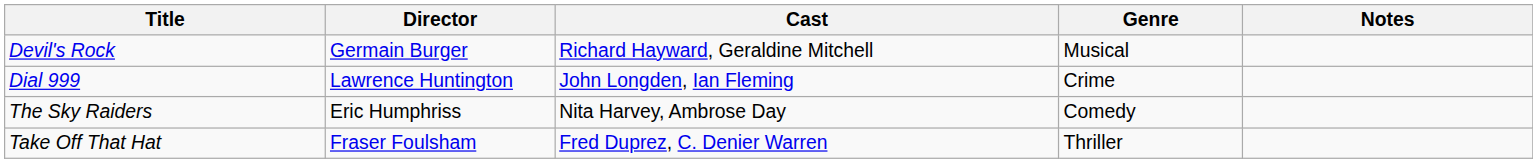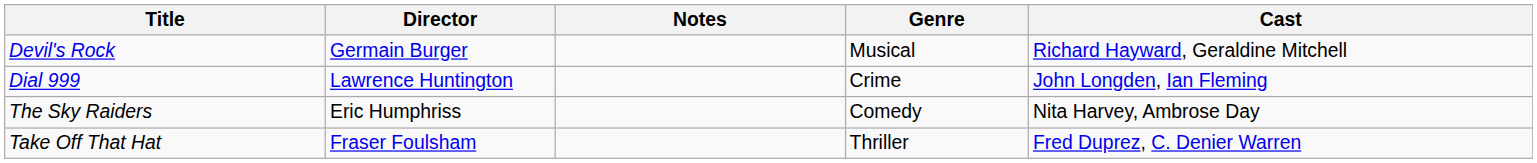columns swapped: (807, 19) <-> (1388, 19)
